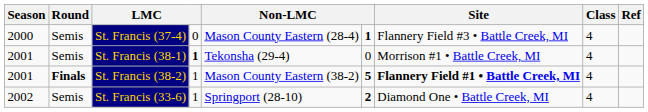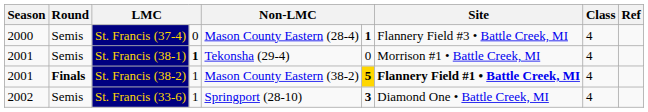(368, 76) no background -> (368, 76) gold background
(368, 96) 2 -> (368, 96) 3
